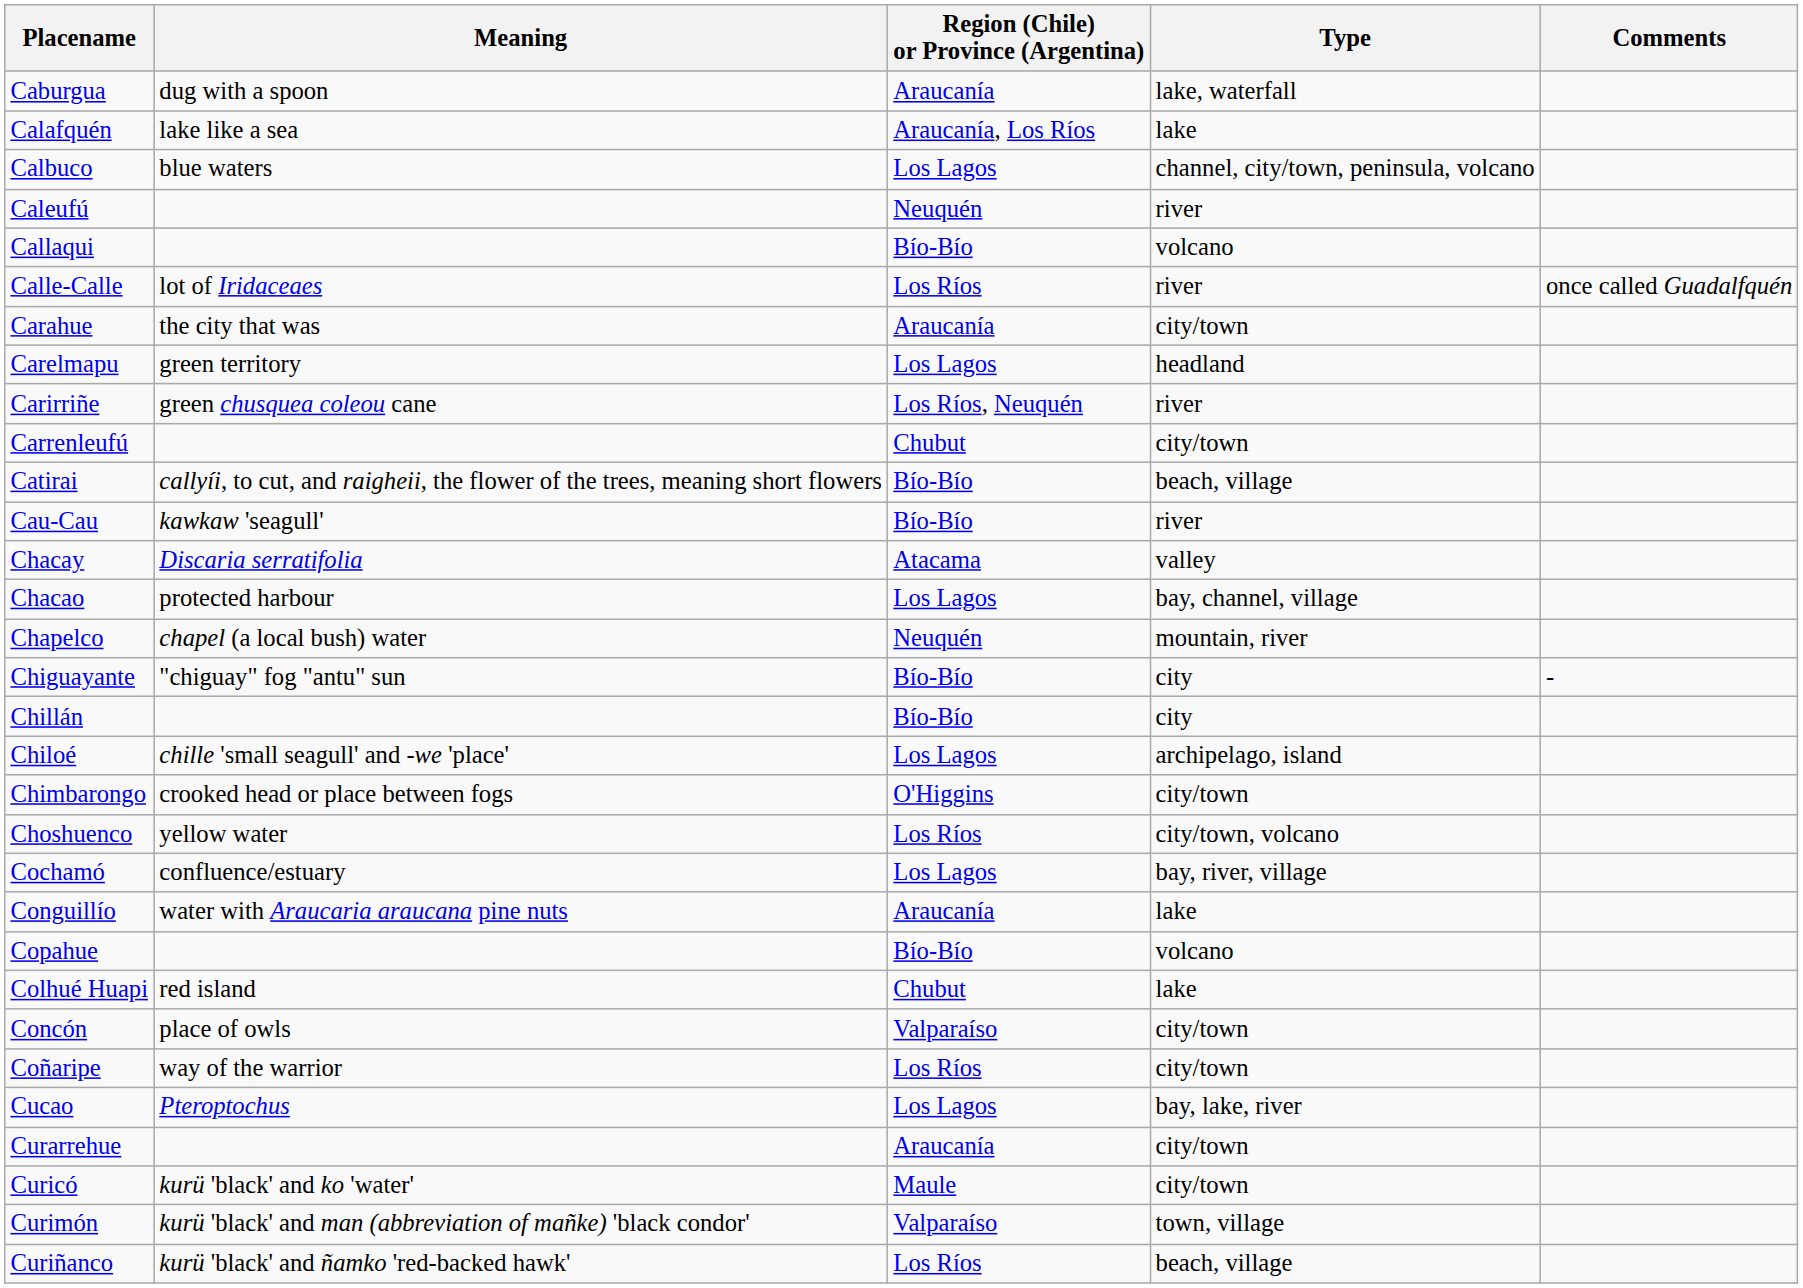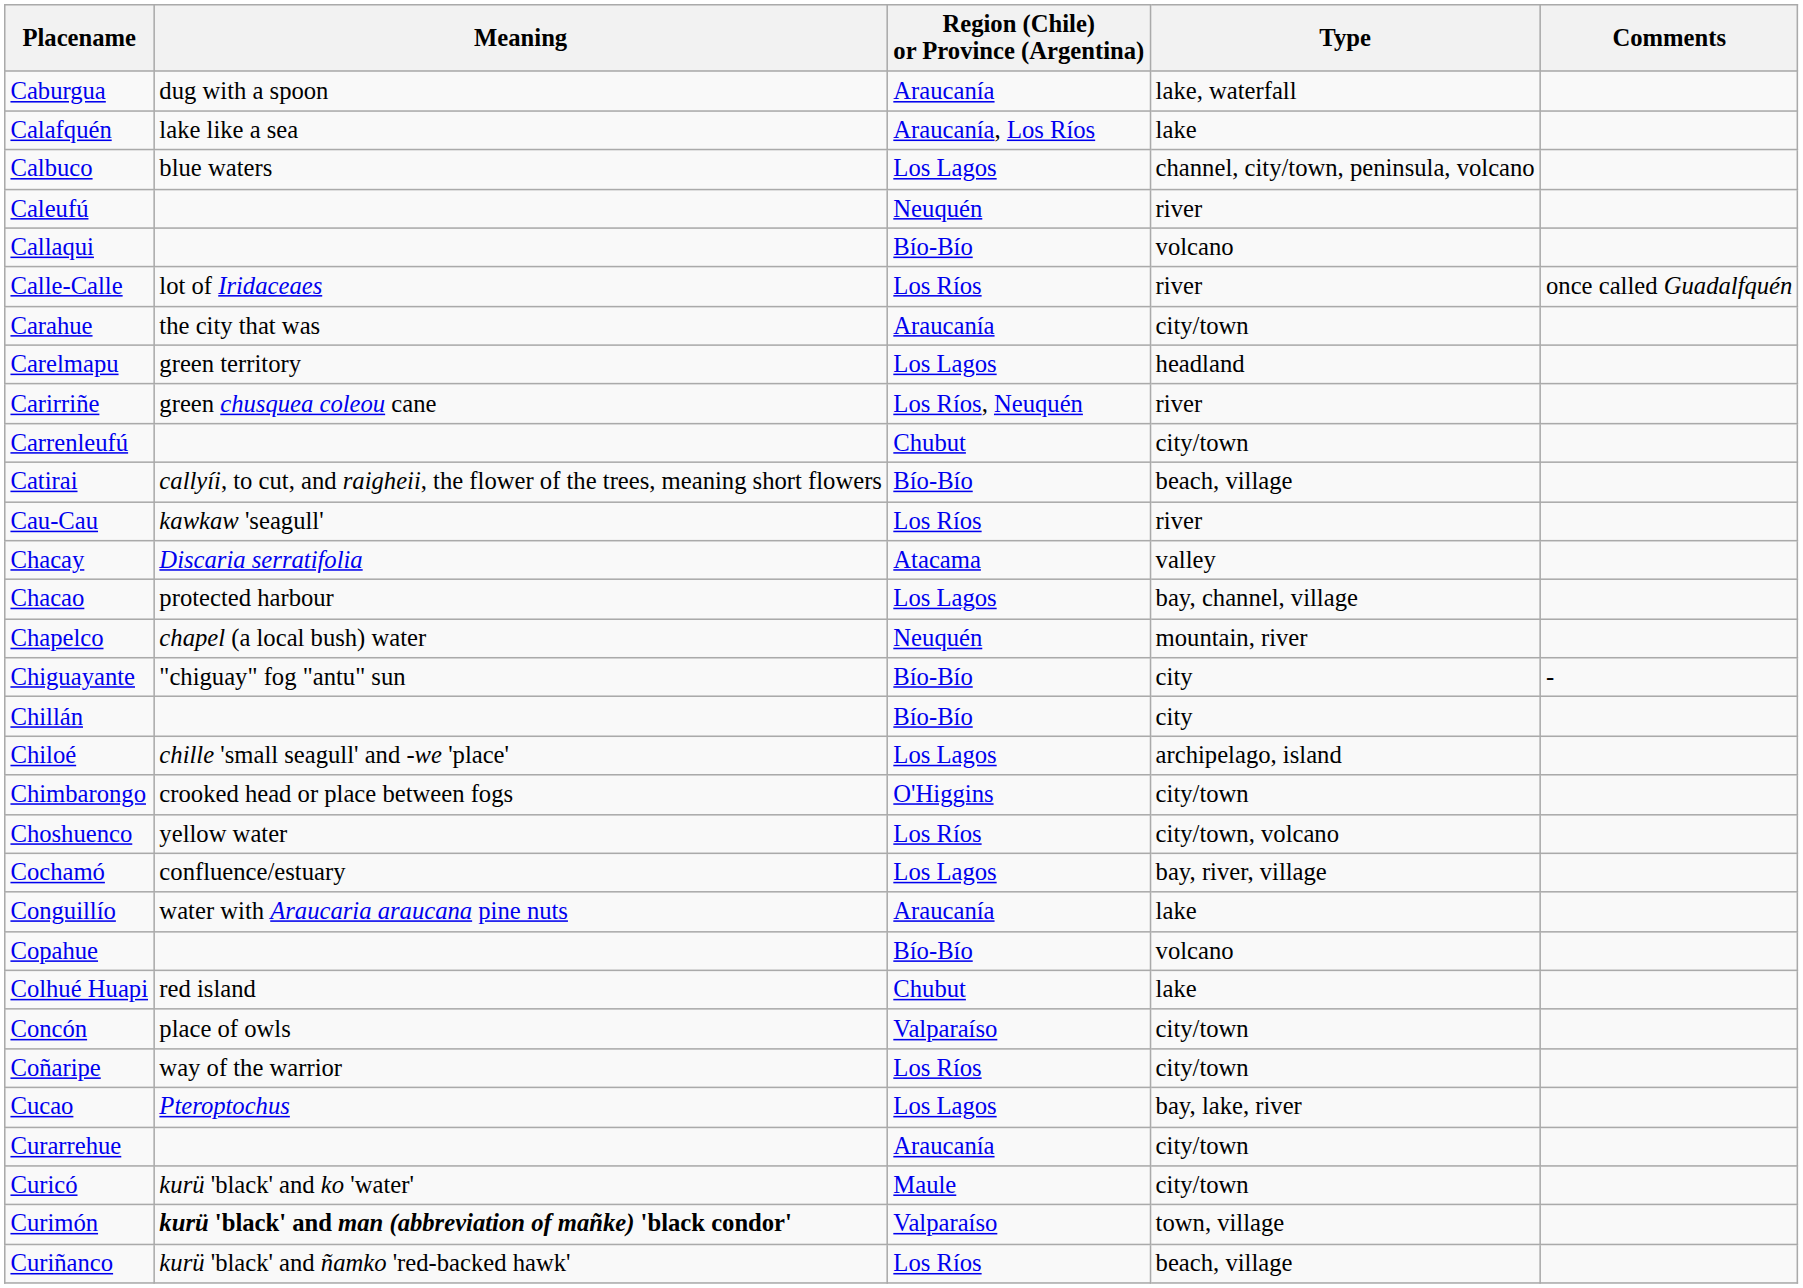(933, 520) Bío-Bío -> (937, 520) Los Ríos
(454, 1224) normal -> (476, 1224) bold
